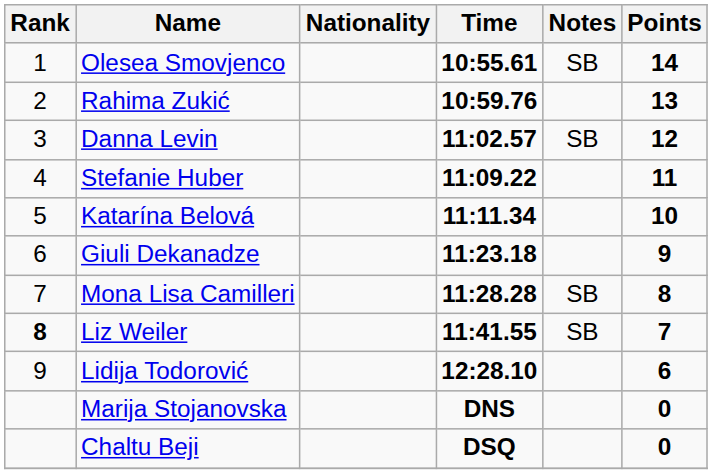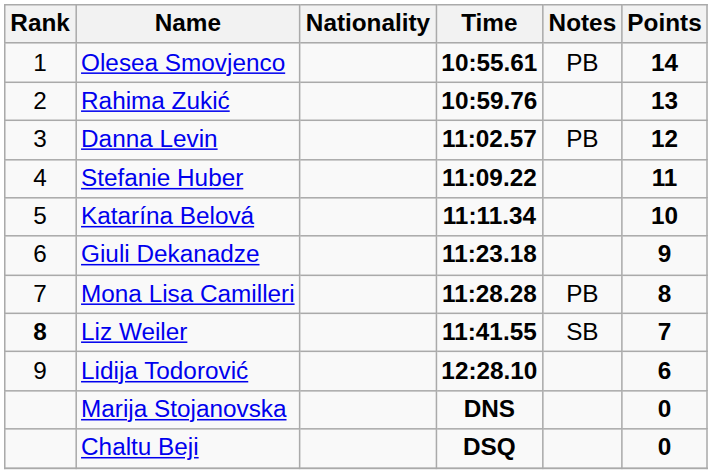(582, 62) SB -> (582, 62) PB
(582, 139) SB -> (582, 139) PB
(582, 293) SB -> (582, 293) PB
